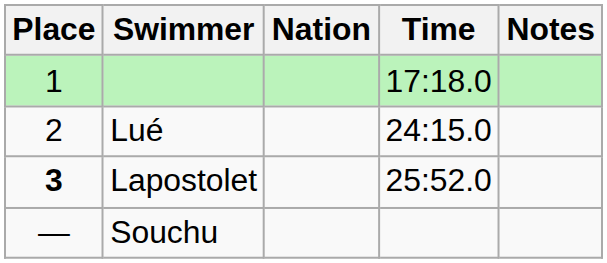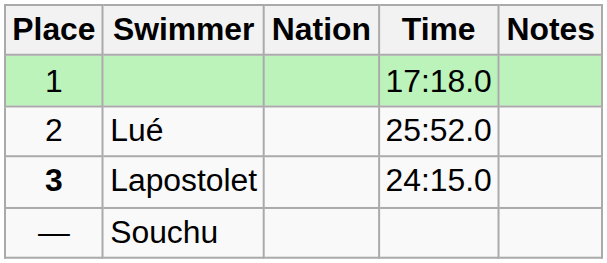(439, 130) 24:15.0 -> (439, 130) 25:52.0
(439, 181) 25:52.0 -> (439, 181) 24:15.0
